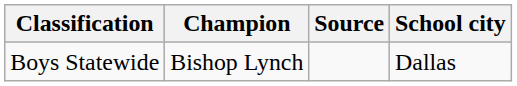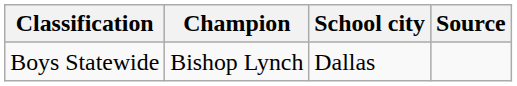columns swapped: (450, 23) <-> (349, 23)
